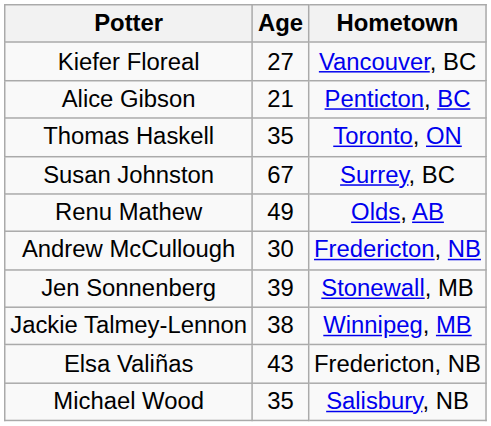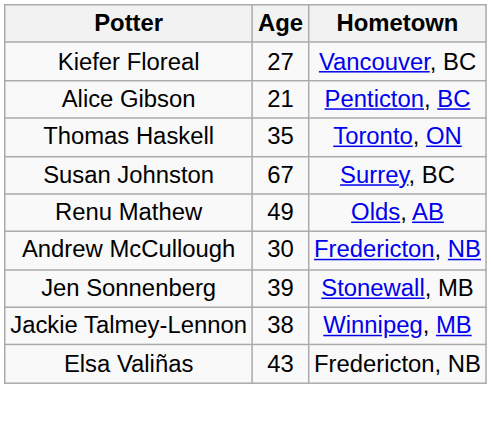- row: (129, 401)
